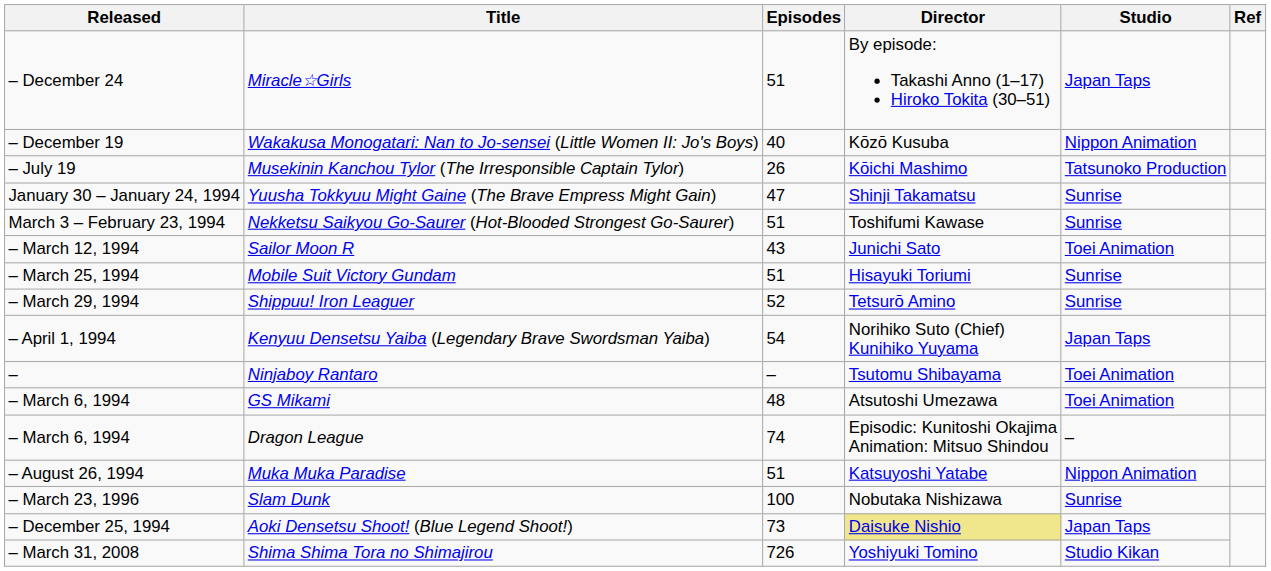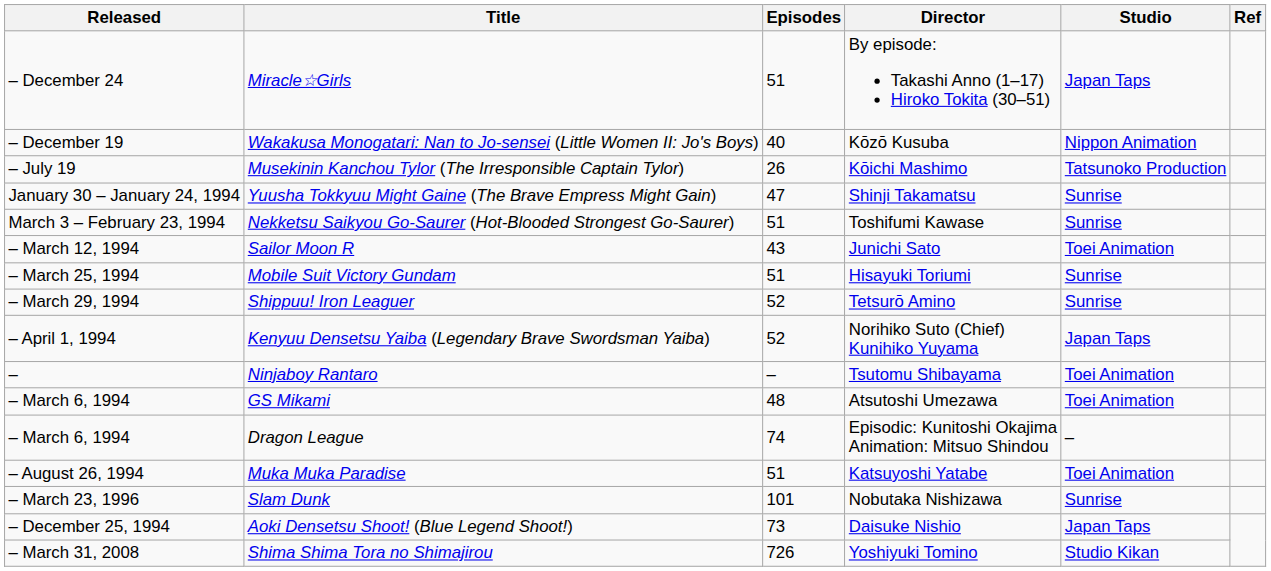(776, 338) 54 -> (776, 338) 52
(1131, 473) Nippon Animation -> (1119, 473) Toei Animation
(780, 500) 100 -> (780, 500) 101
(905, 526) khaki background -> (905, 526) no background
